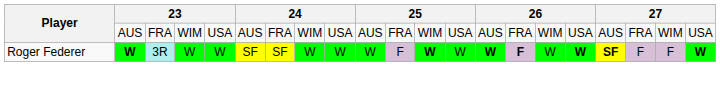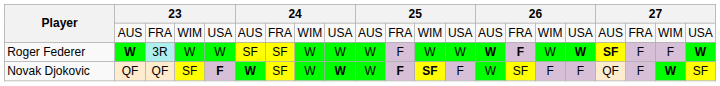(430, 52) bold -> (430, 52) normal
+ row: (48, 71)
